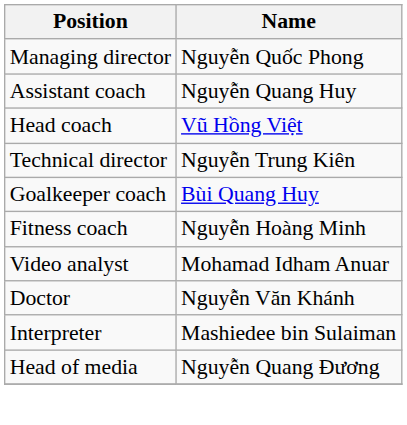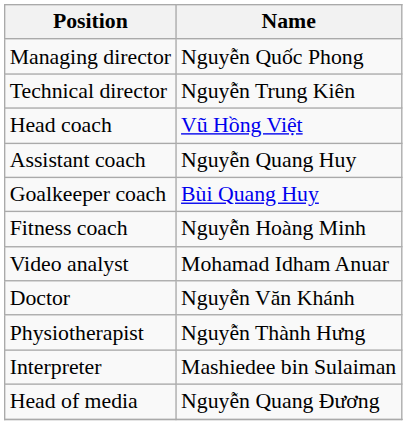rows swapped: (88, 159) <-> (78, 90)
+ row: (77, 332)
